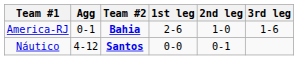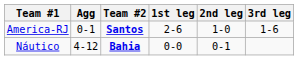(125, 30) Bahia -> (125, 30) Santos
(125, 46) Santos -> (125, 46) Bahia
